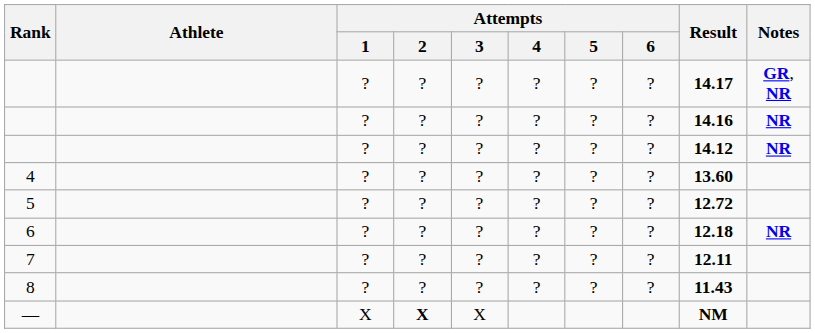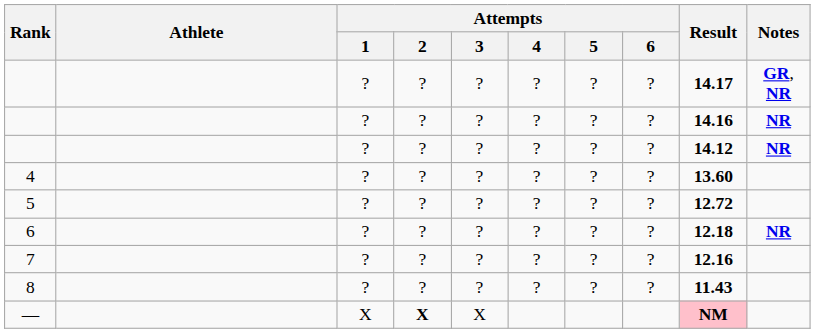(713, 259) 12.11 -> (713, 259) 12.16
(713, 314) no background -> (713, 314) pink background
